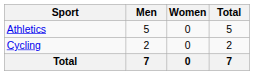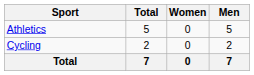columns swapped: (146, 12) <-> (229, 12)
